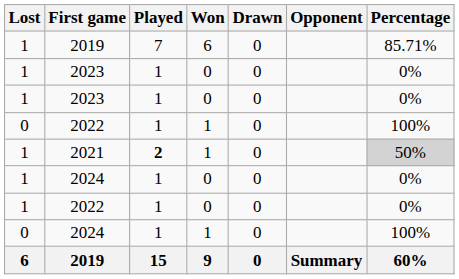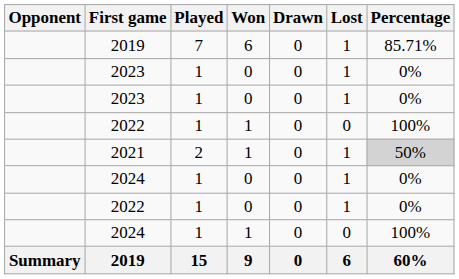columns swapped: (326, 17) <-> (24, 17)
(158, 152) bold -> (199, 152) normal
